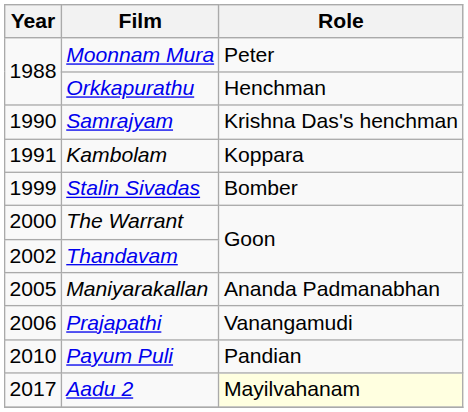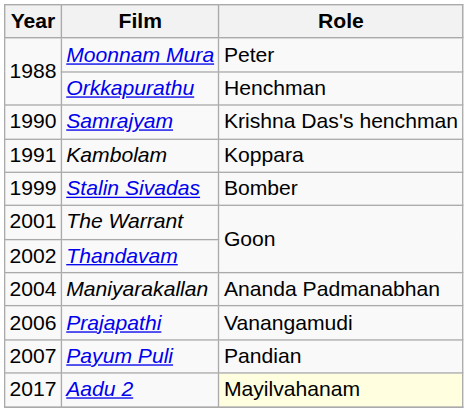(33, 222) 2000 -> (33, 222) 2001
(33, 289) 2005 -> (33, 289) 2004
(33, 356) 2010 -> (33, 356) 2007
